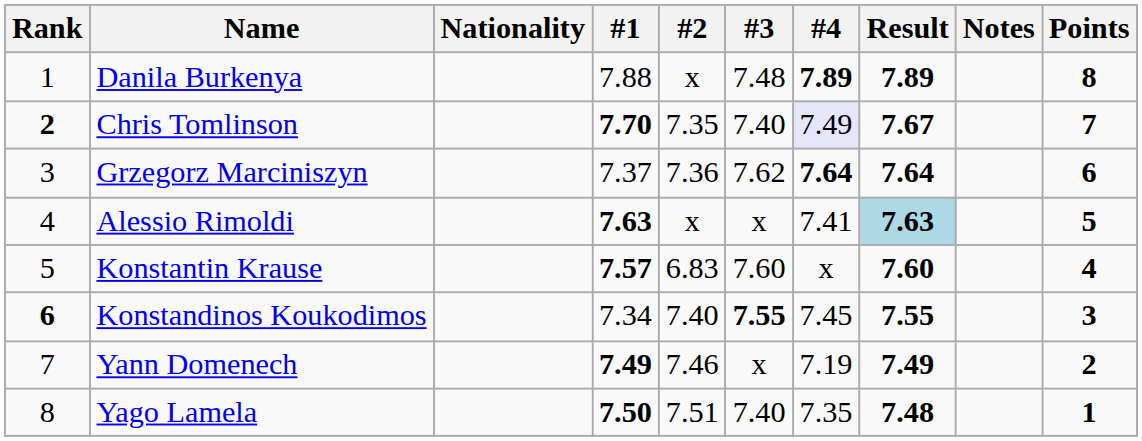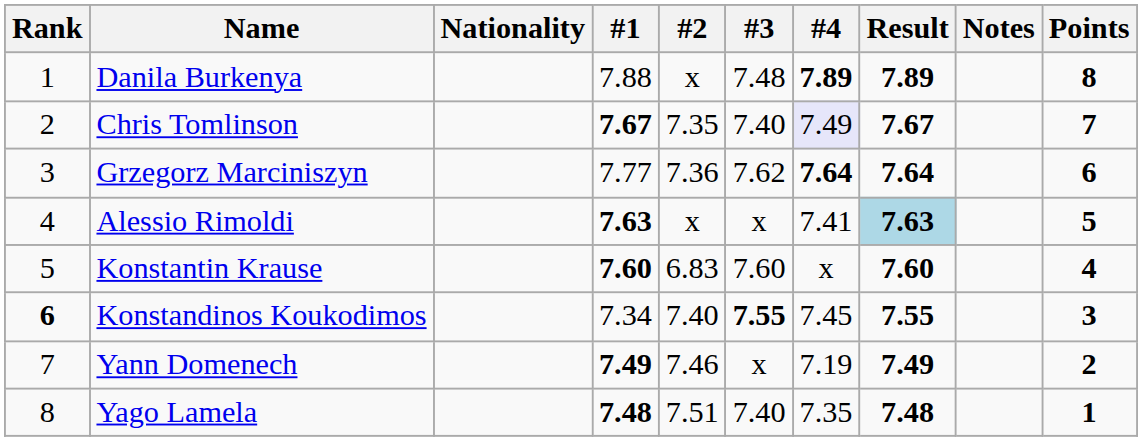(47, 124) bold -> (47, 124) normal
(625, 124) 7.70 -> (625, 124) 7.67
(625, 172) 7.37 -> (625, 172) 7.77
(625, 268) 7.57 -> (625, 268) 7.60
(625, 412) 7.50 -> (625, 412) 7.48
